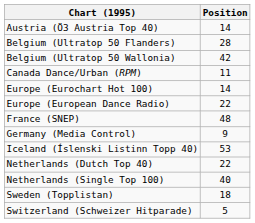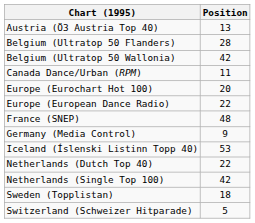(225, 27) 14 -> (225, 27) 13
(225, 88) 14 -> (225, 88) 20
(225, 180) 40 -> (225, 180) 42
